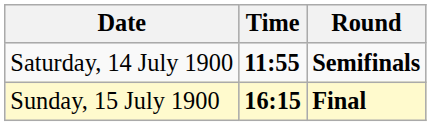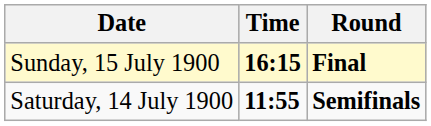rows swapped: (122, 62) <-> (115, 100)
